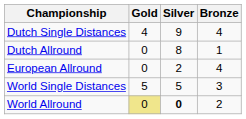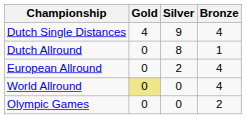- row: (66, 86)
(179, 104) bold -> (179, 86) normal
(219, 104) 2 -> (219, 86) 4
+ row: (48, 104)
